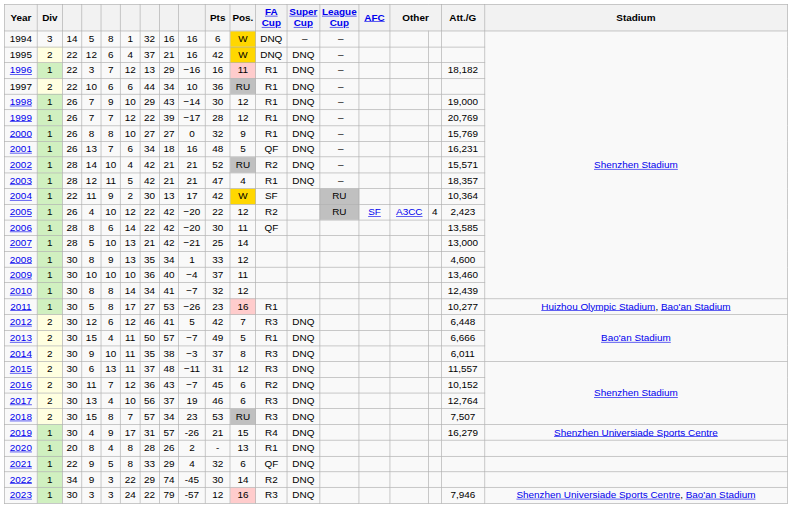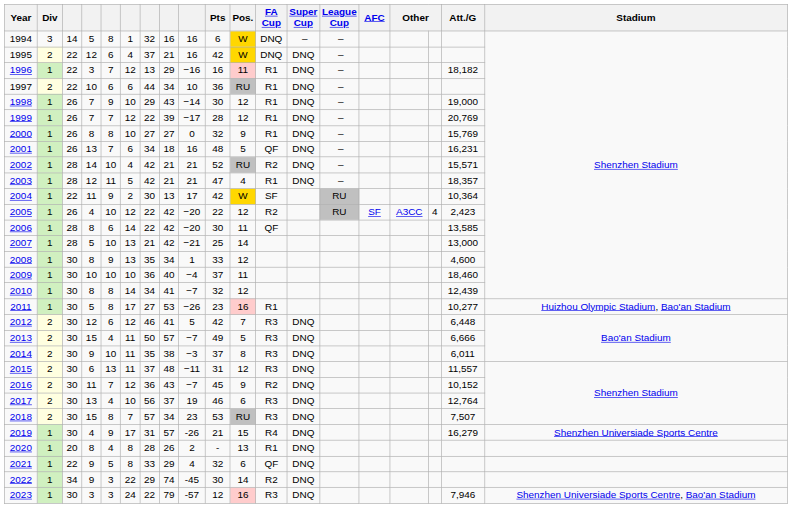(463, 275) 13,460 -> (463, 275) 18,460
(271, 338) R1 -> (271, 338) R3
(243, 385) 6 -> (243, 385) 9
